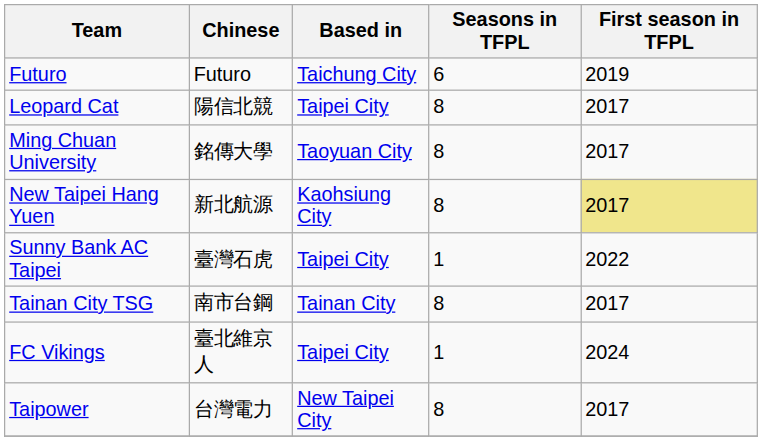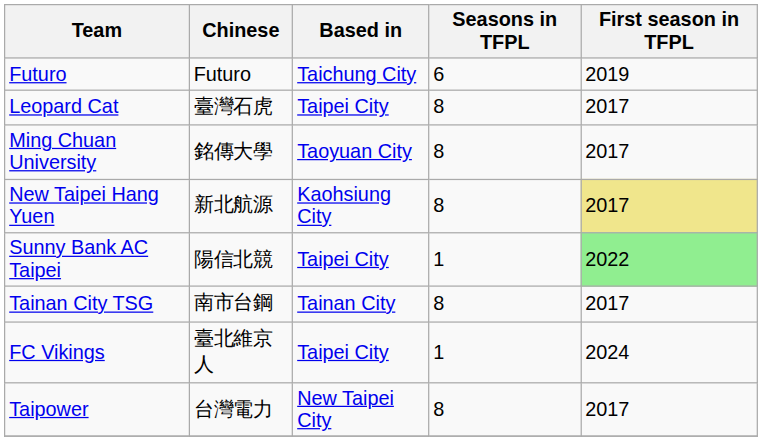(233, 106) 陽信北競 -> (233, 106) 臺灣石虎
(233, 258) 臺灣石虎 -> (233, 258) 陽信北競
(607, 259) no background -> (607, 259) lightgreen background
